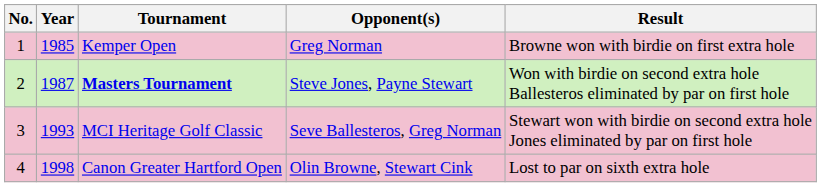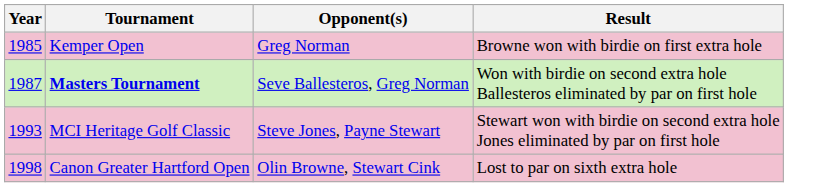- column: (21, 18)
(381, 83) Steve Jones, Payne Stewart -> (363, 83) Seve Ballesteros, Greg Norman
(395, 130) Seve Ballesteros, Greg Norman -> (349, 130) Steve Jones, Payne Stewart
